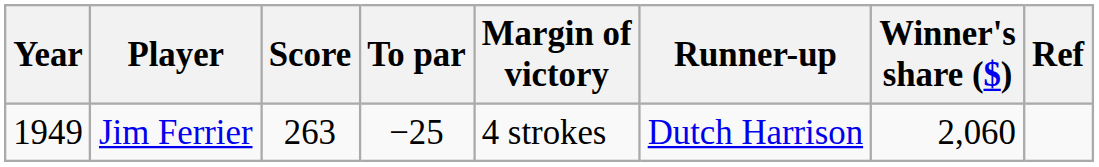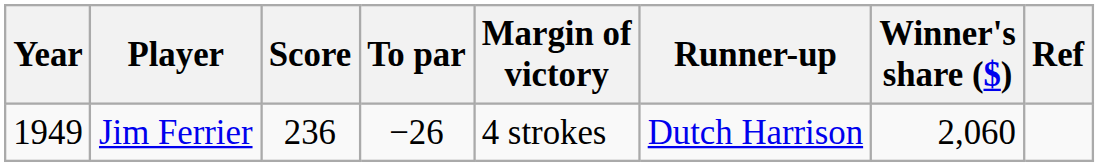(310, 131) 263 -> (310, 131) 236
(416, 131) −25 -> (416, 131) −26
